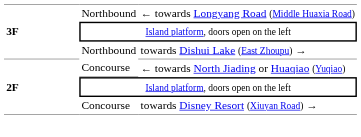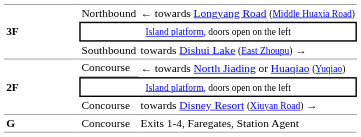(109, 50) Northbound -> (109, 50) Southbound
+ row: (11, 123)
